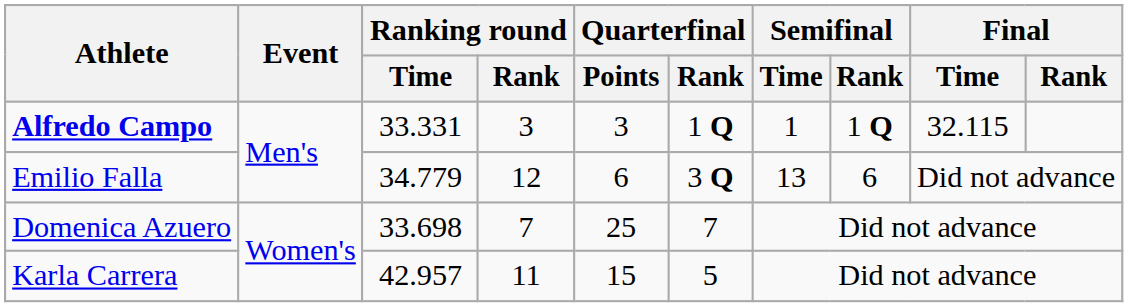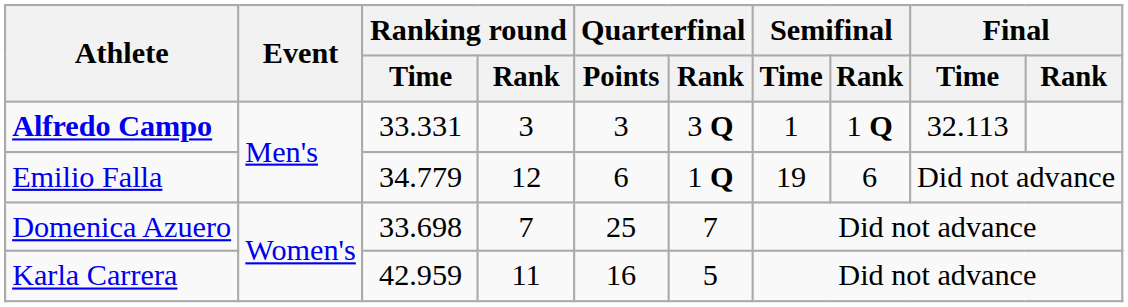(710, 126) 1 Q -> (710, 126) 3 Q
(968, 126) 32.115 -> (968, 126) 32.113
(710, 176) 3 Q -> (710, 176) 1 Q
(791, 176) 13 -> (791, 176) 19
(421, 276) 42.957 -> (421, 276) 42.959
(621, 276) 15 -> (621, 276) 16
